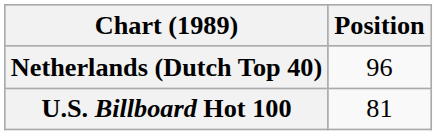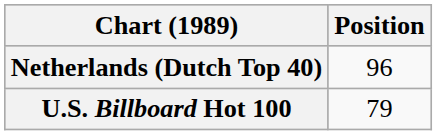(379, 108) 81 -> (379, 108) 79
